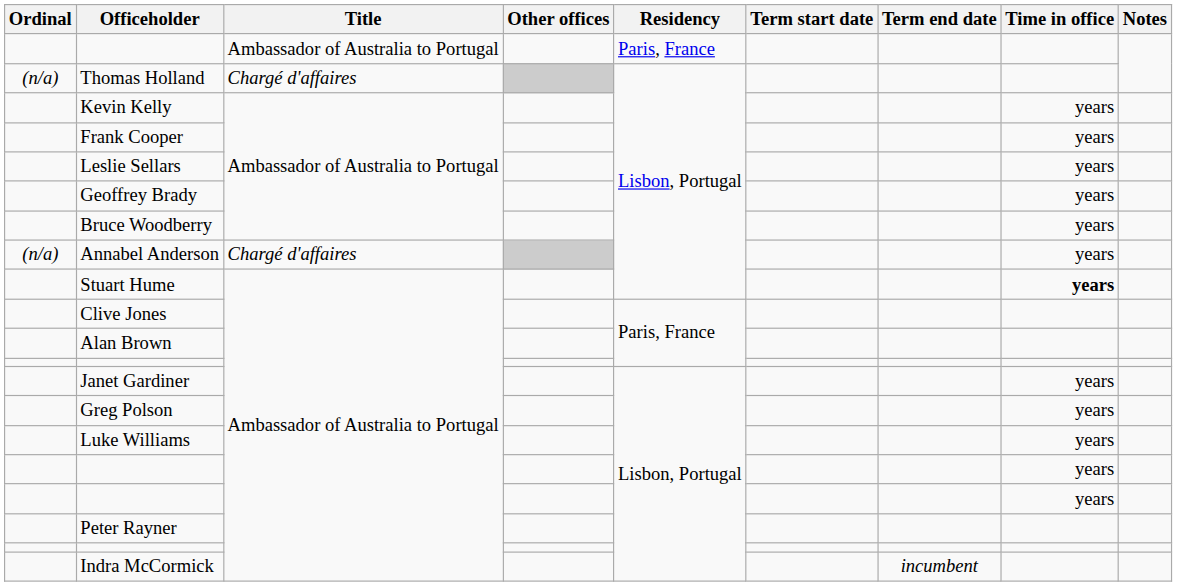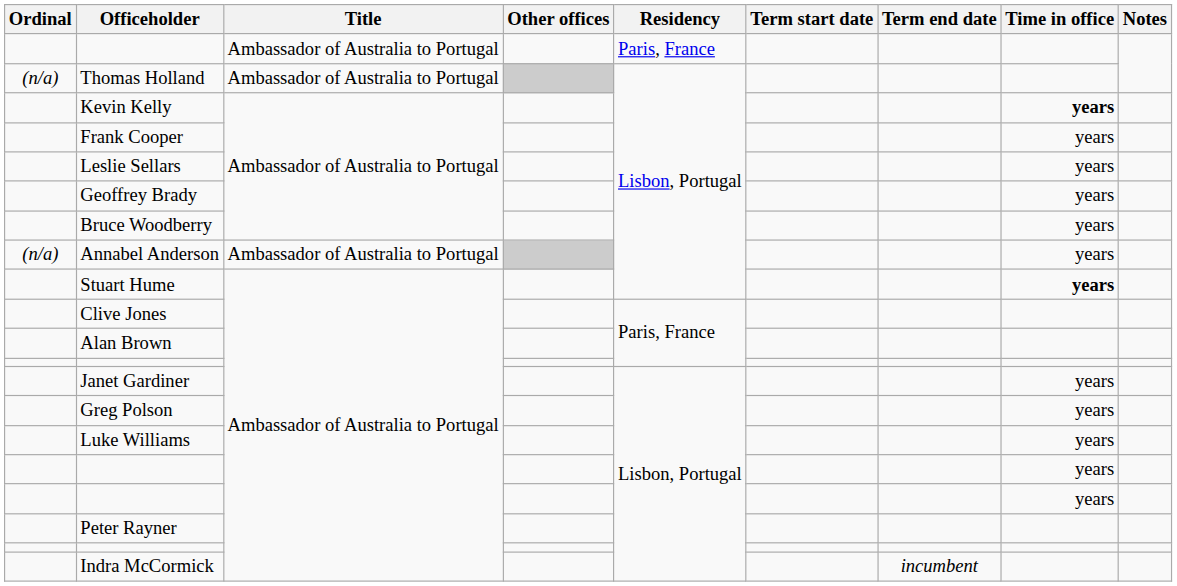(292, 78) Chargé d'affaires -> (363, 78) Ambassador of Australia to Portugal
(1095, 107) normal -> (1093, 107) bold
(292, 254) Chargé d'affaires -> (363, 254) Ambassador of Australia to Portugal
